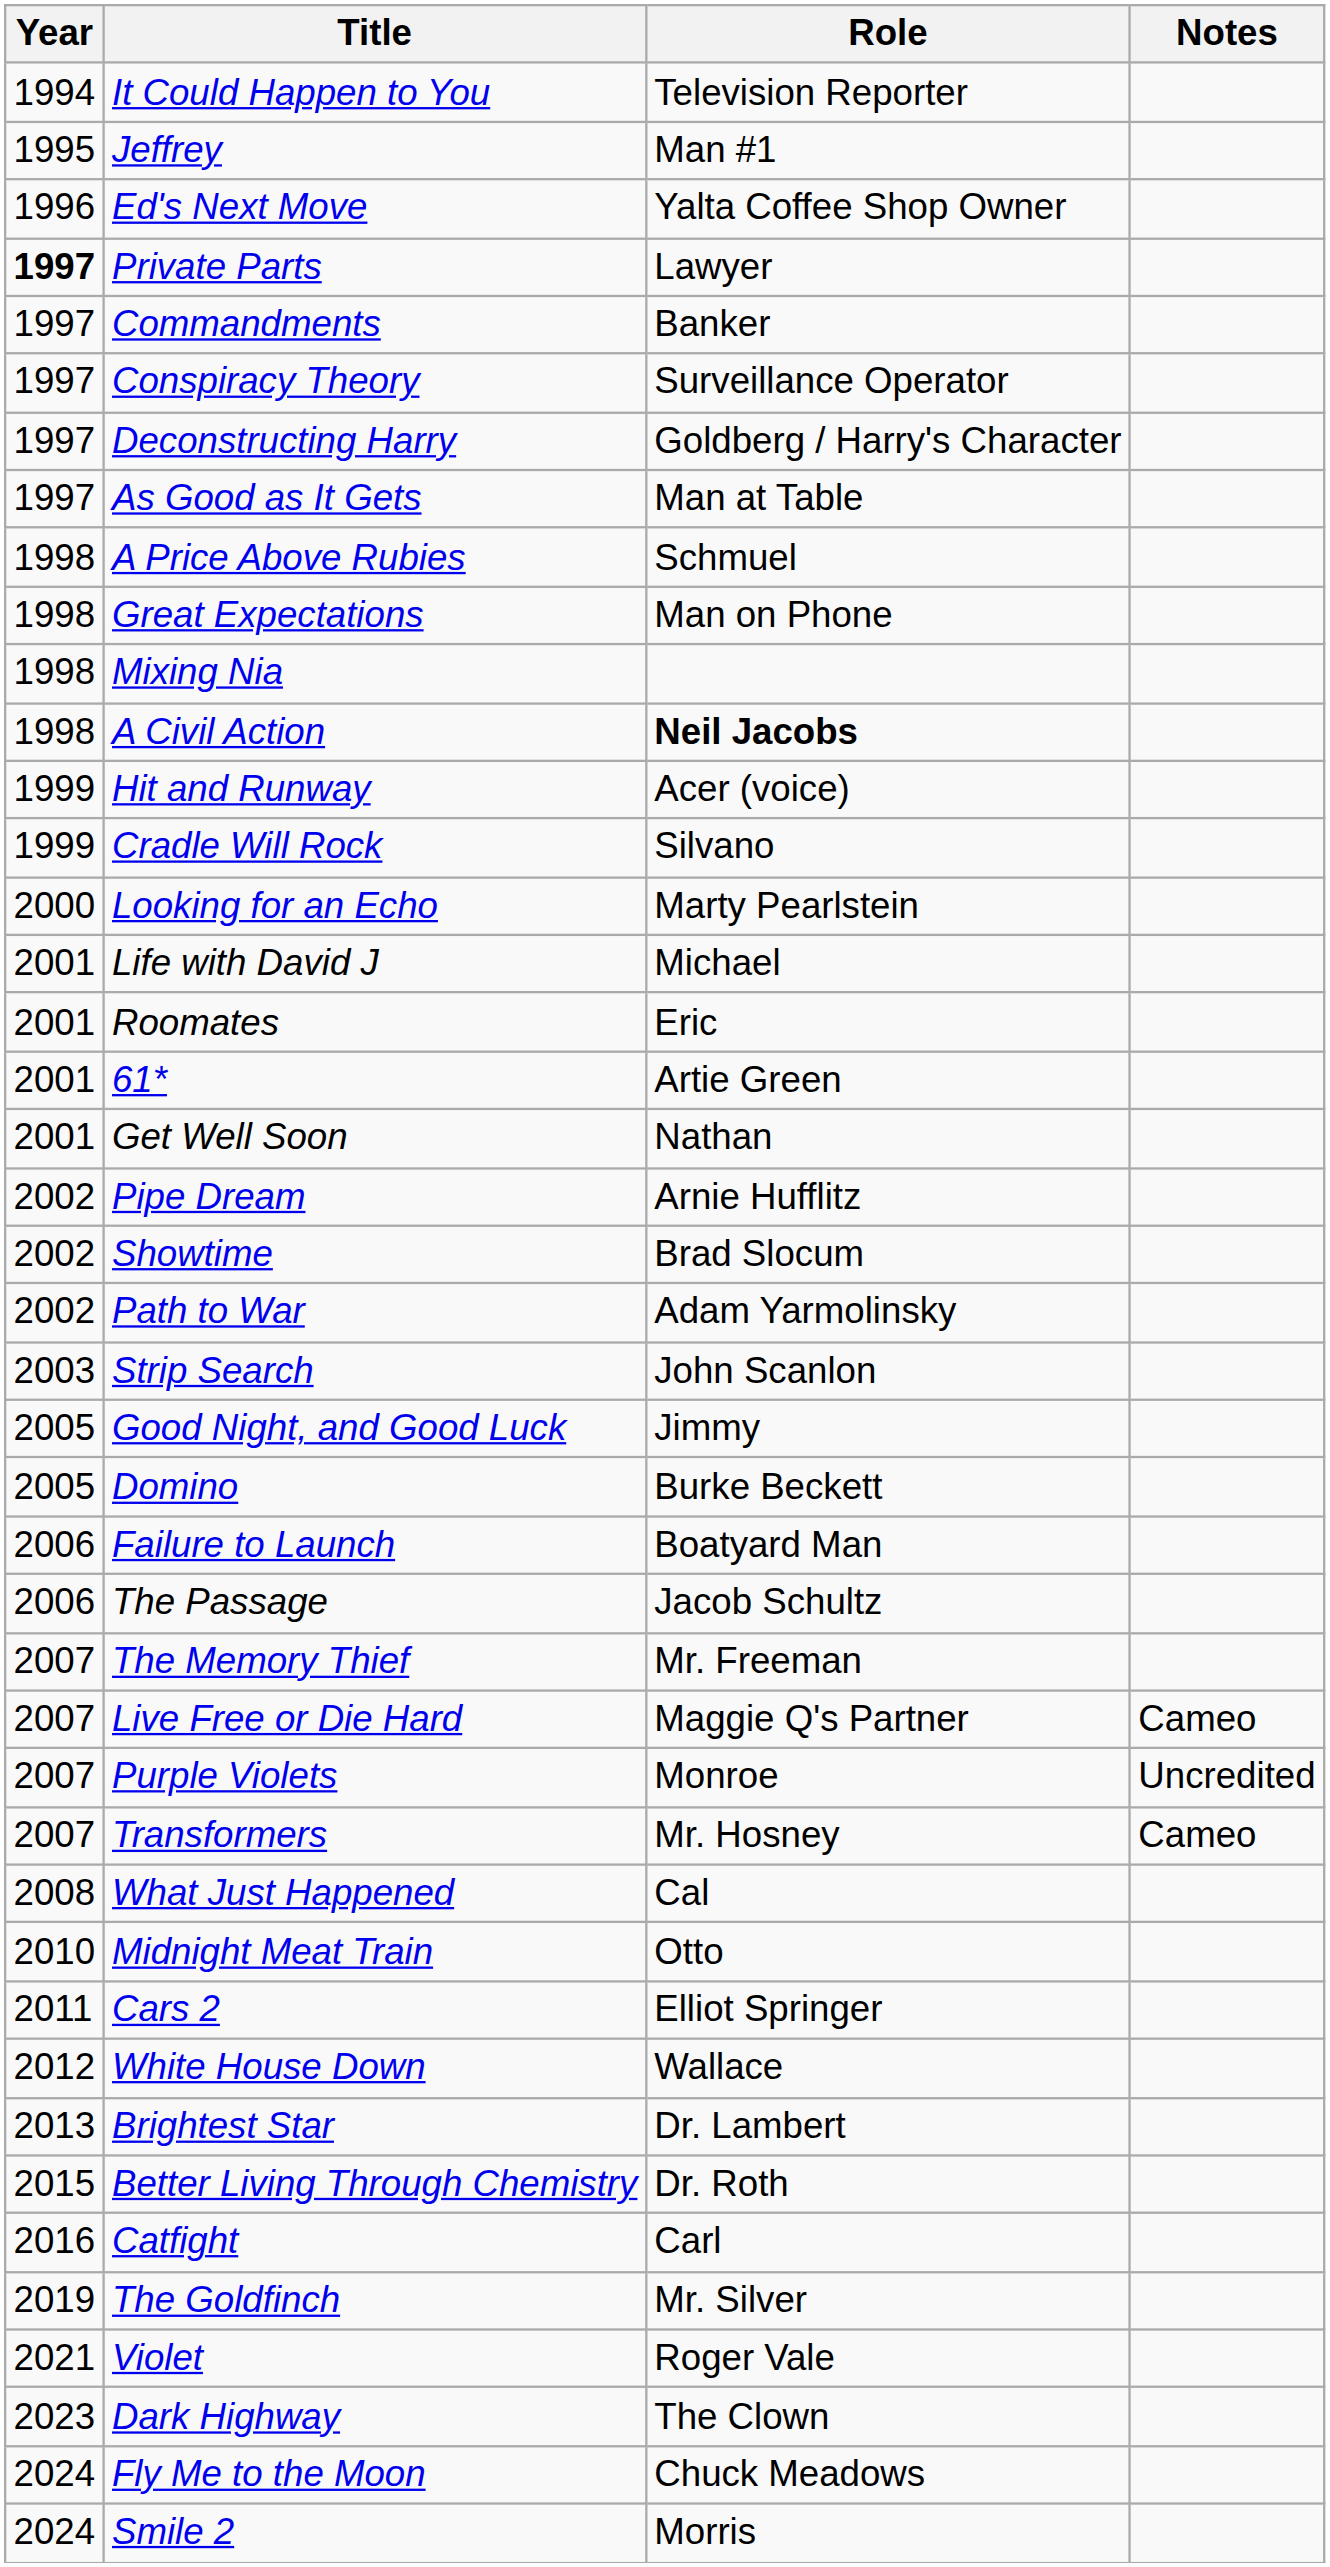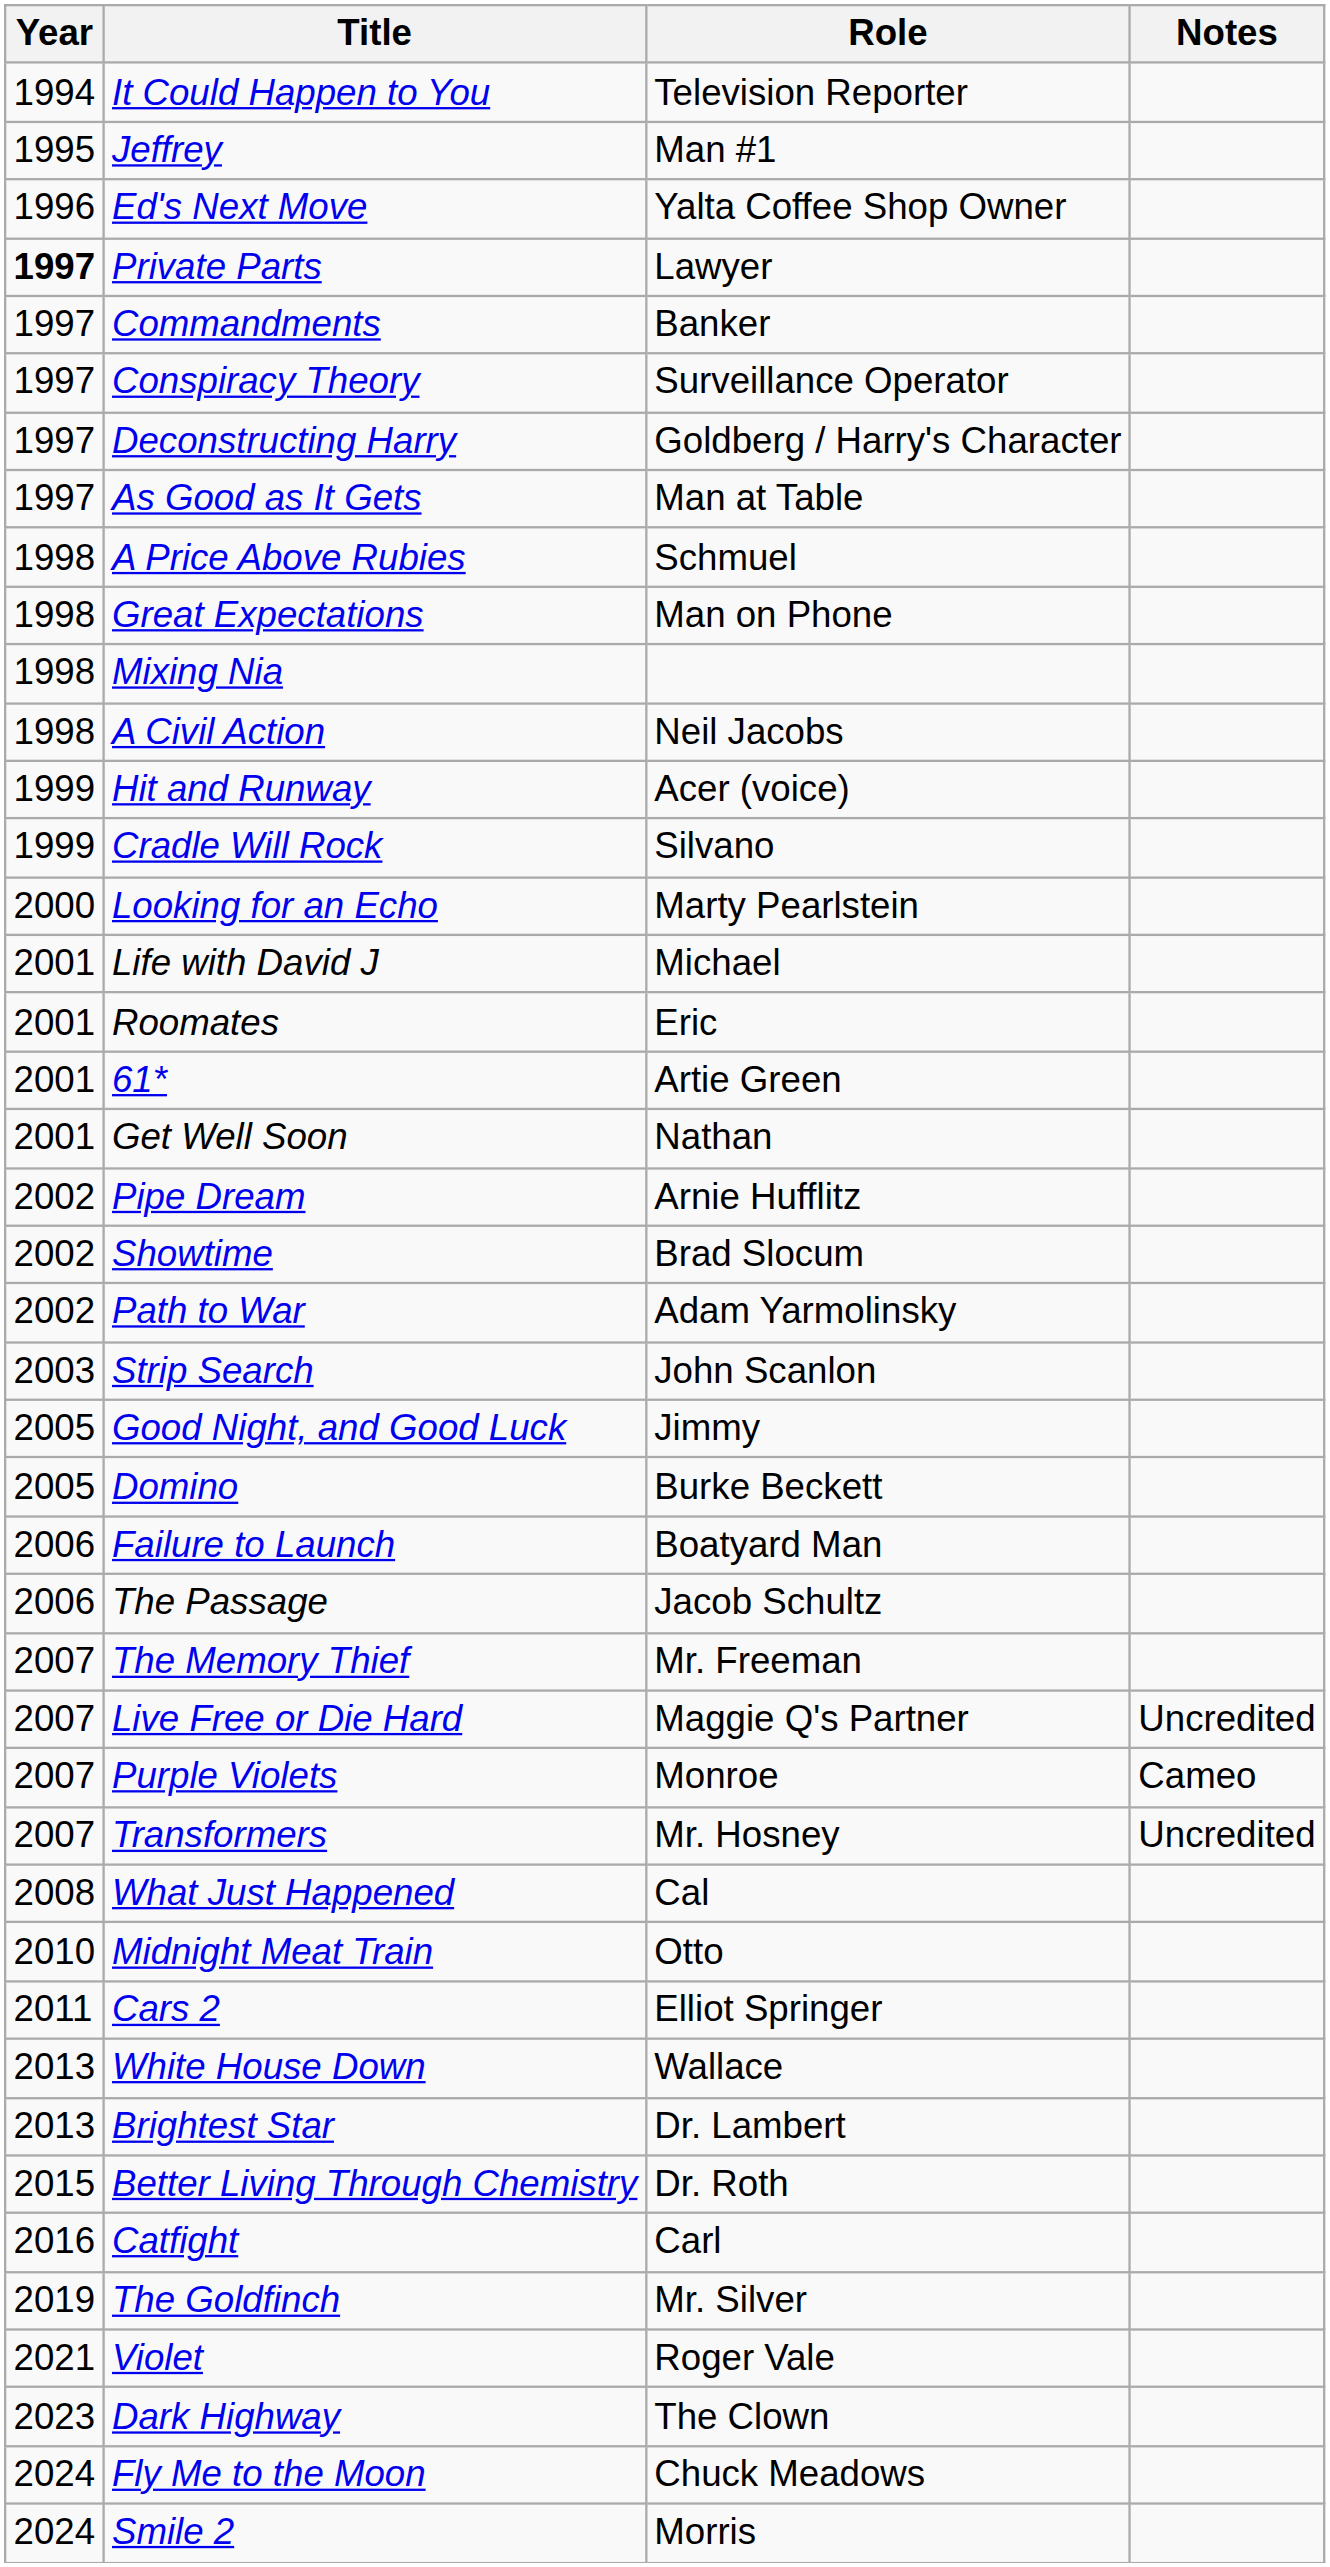(756, 730) bold -> (749, 730) normal
(1197, 1718) Cameo -> (1227, 1718) Uncredited
(1227, 1776) Uncredited -> (1197, 1776) Cameo
(1197, 1834) Cameo -> (1227, 1834) Uncredited
(54, 2067) 2012 -> (54, 2067) 2013
